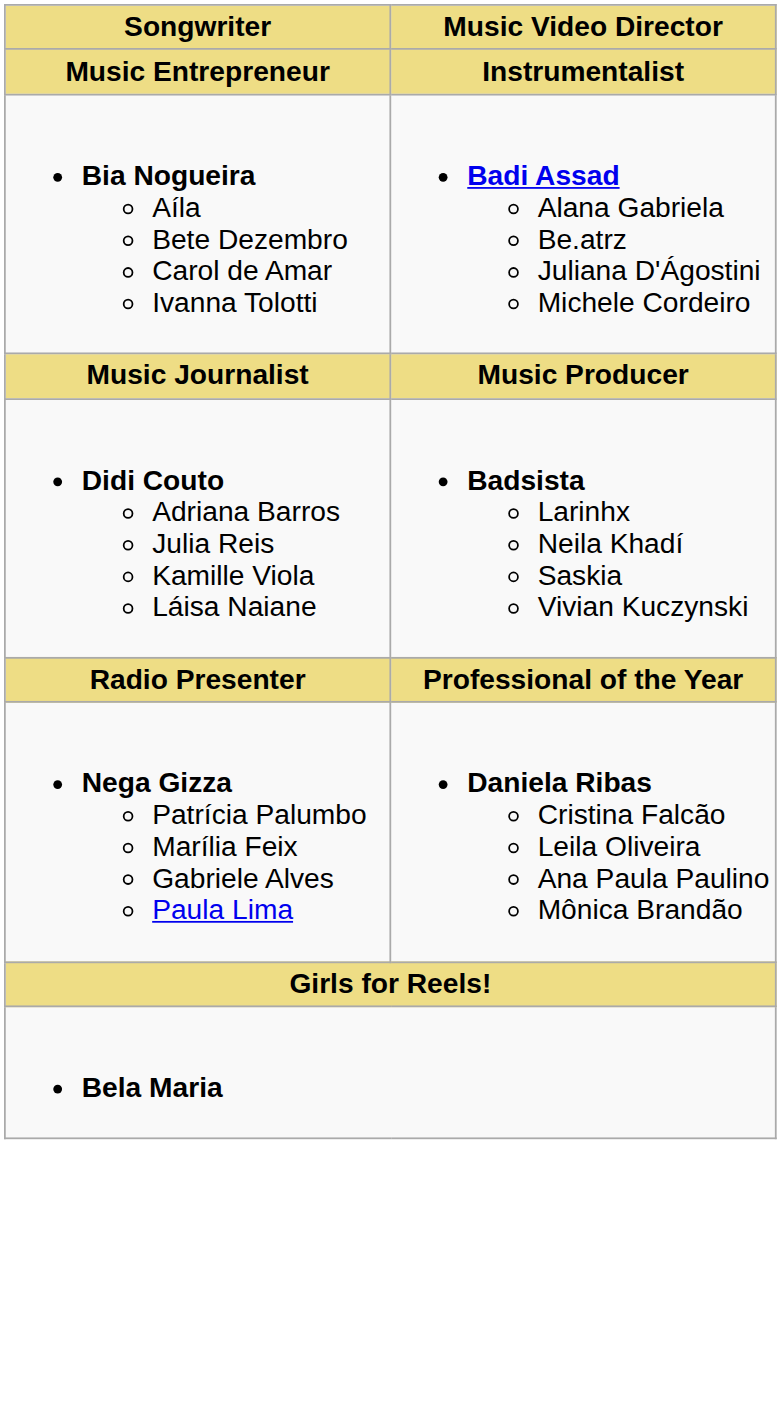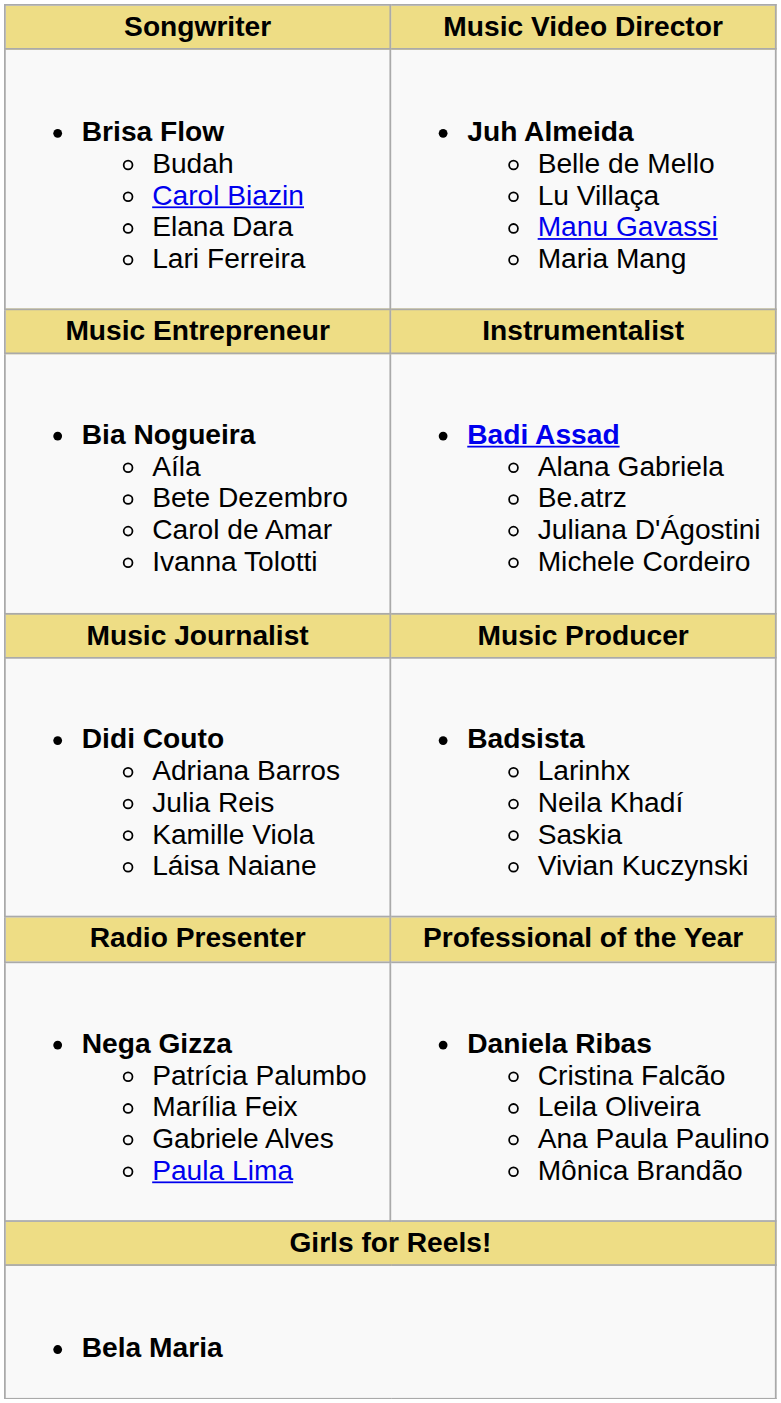+ row: (198, 195)
